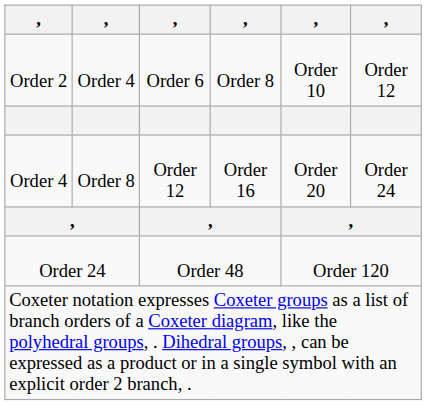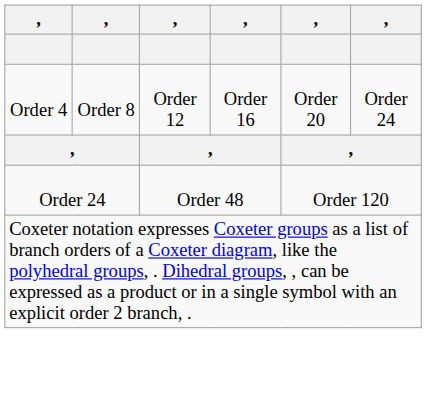- row: (39, 80)
